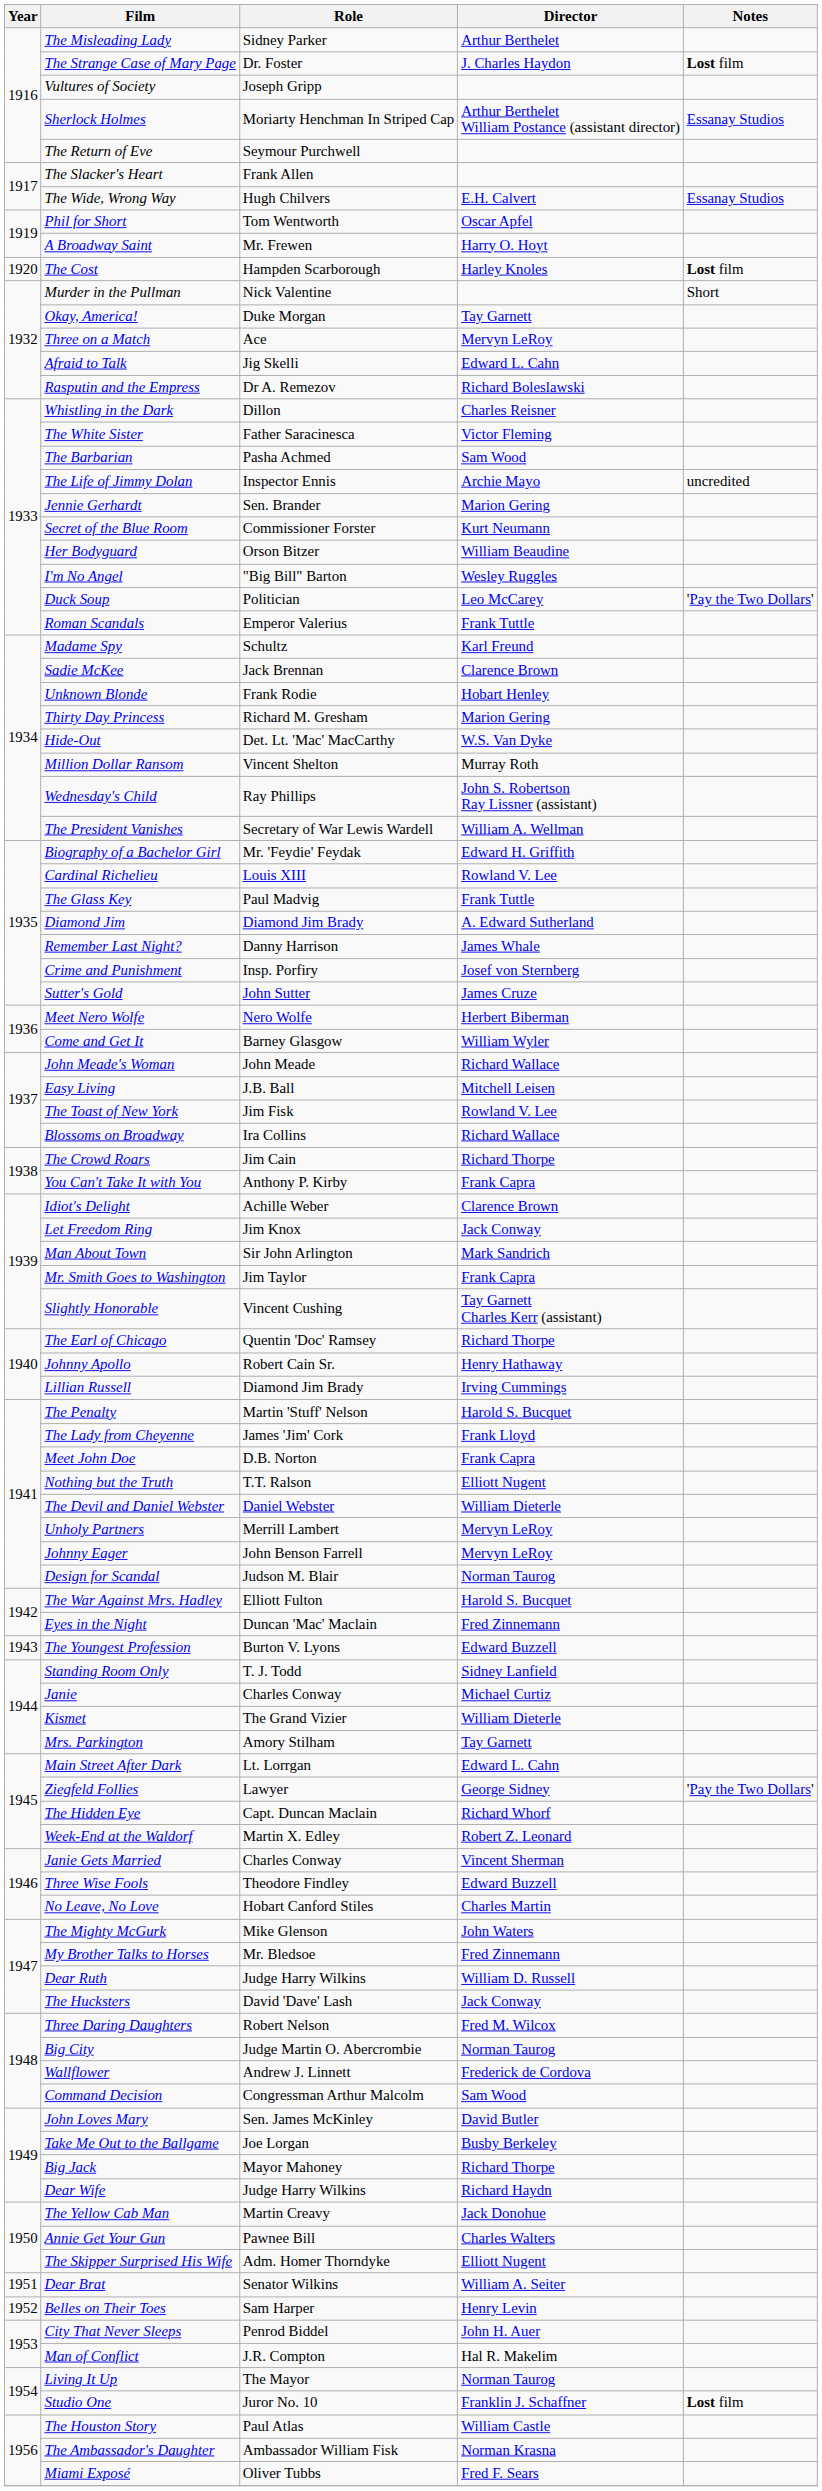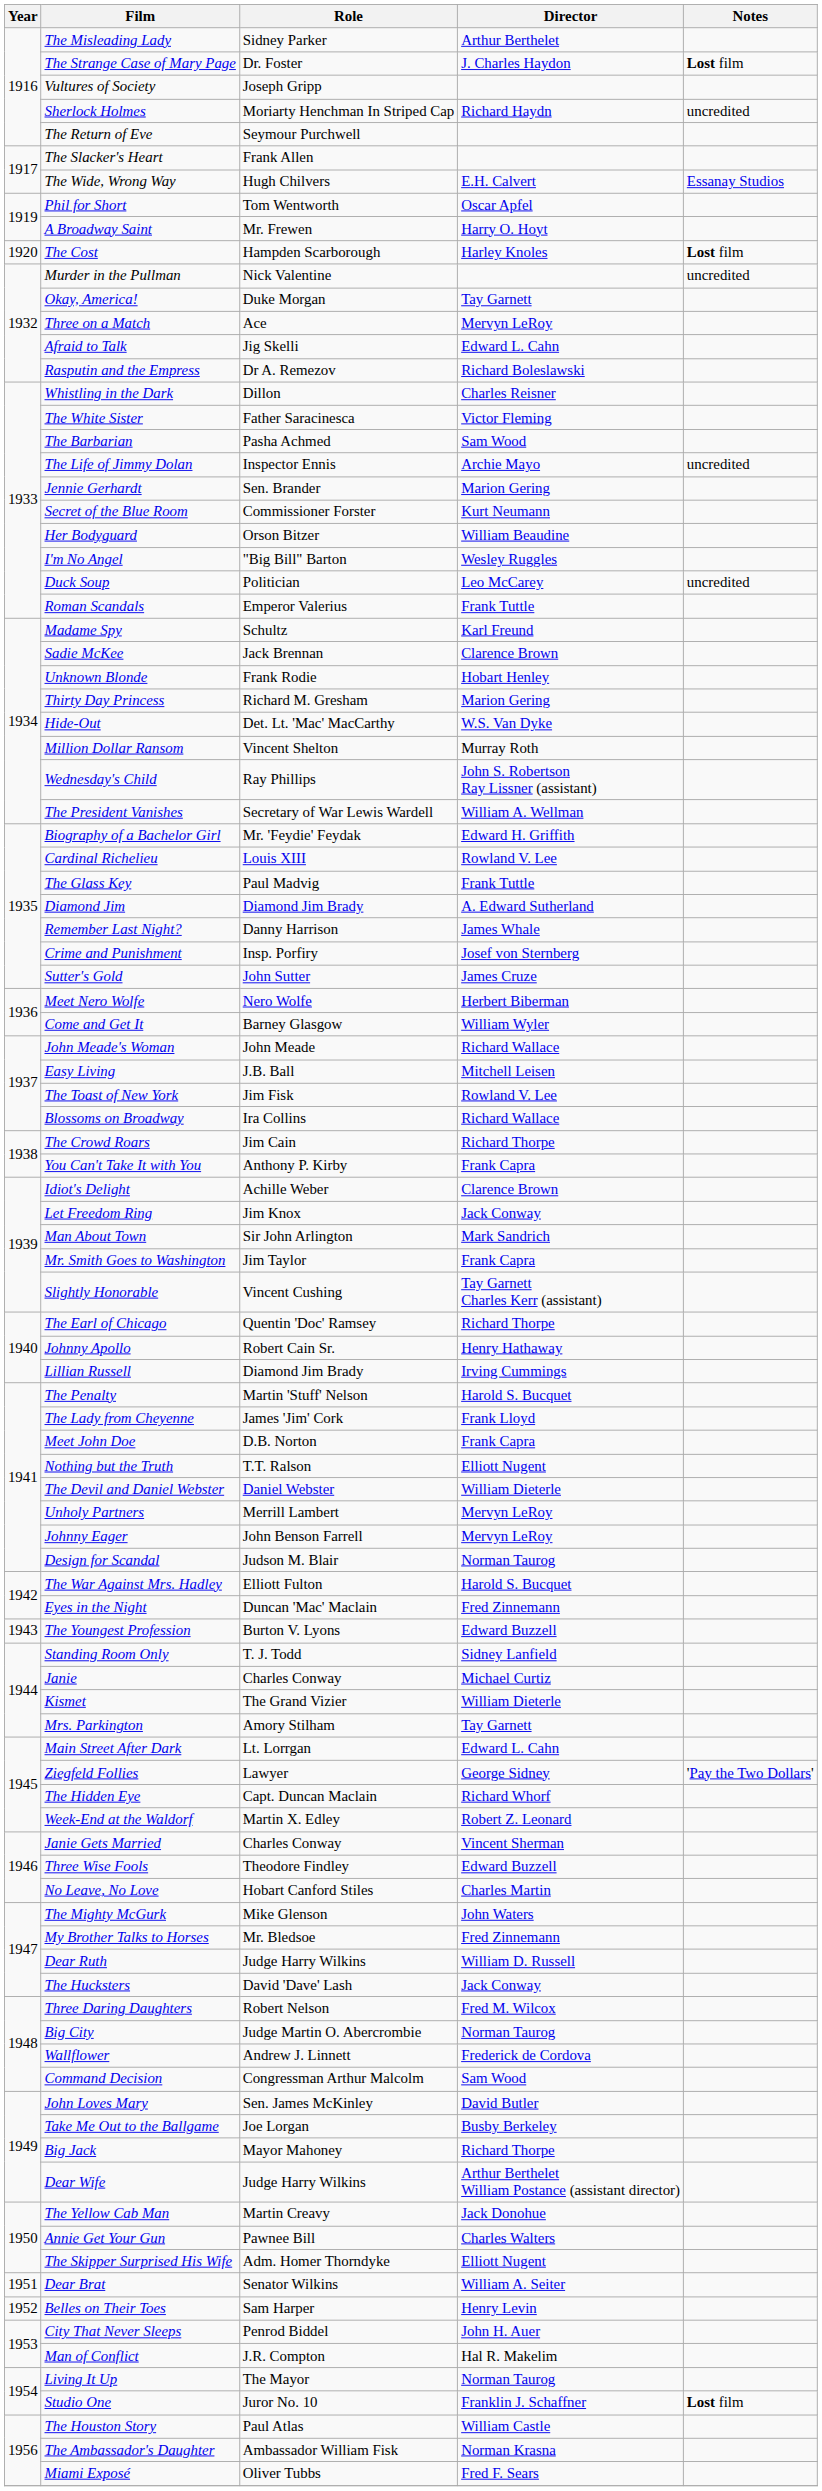(571, 119) Arthur Berthelet William Postance (assistant director) -> (506, 110) Richard Haydn
(735, 119) Essanay Studios -> (718, 110) uncredited
(703, 292) Short -> (718, 275) uncredited
(750, 599) 'Pay the Two Dollars' -> (718, 582) uncredited
(506, 2190) Richard Haydn -> (571, 2182) Arthur Berthelet William Postance (assistant director)
